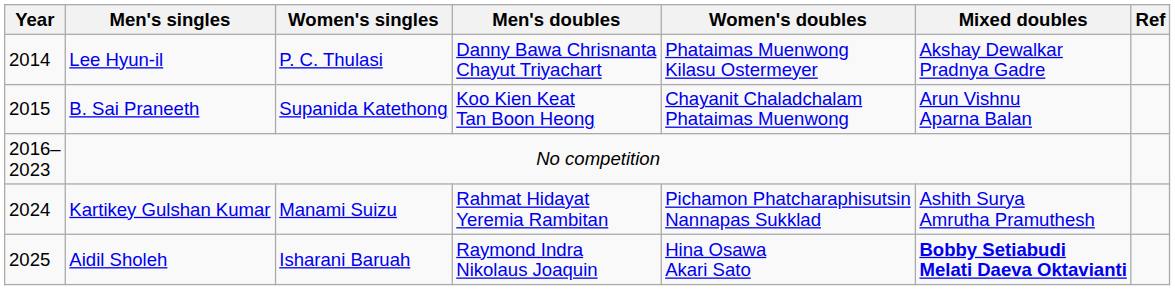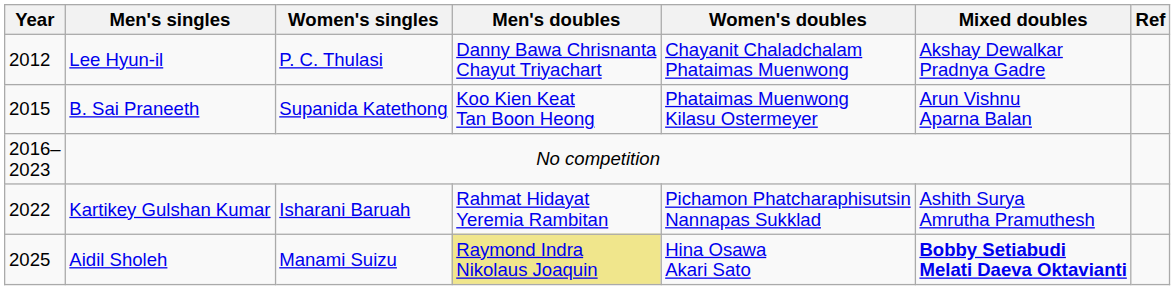(30, 59) 2014 -> (30, 59) 2012
(757, 59) Phataimas Muenwong Kilasu Ostermeyer -> (764, 59) Chayanit Chaladchalam Phataimas Muenwong
(764, 109) Chayanit Chaladchalam Phataimas Muenwong -> (757, 109) Phataimas Muenwong Kilasu Ostermeyer
(30, 209) 2024 -> (30, 209) 2022
(338, 209) Manami Suizu -> (345, 209) Isharani Baruah
(345, 259) Isharani Baruah -> (338, 259) Manami Suizu
(527, 259) no background -> (527, 259) khaki background
